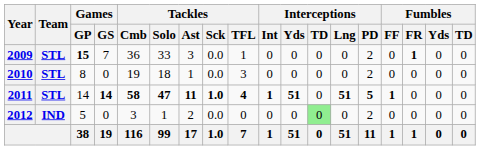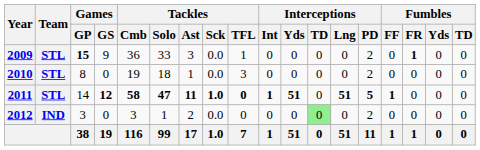(106, 54) 7 -> (106, 54) 9
(106, 94) 14 -> (106, 94) 12
(243, 94) 4 -> (243, 94) 0
(83, 114) 5 -> (83, 114) 3
